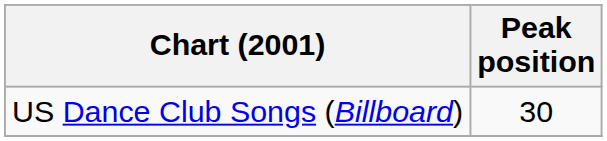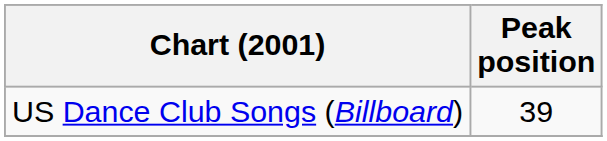(536, 111) 30 -> (536, 111) 39
